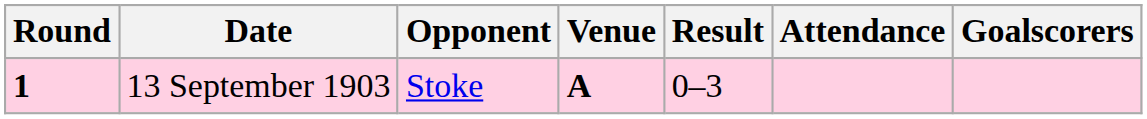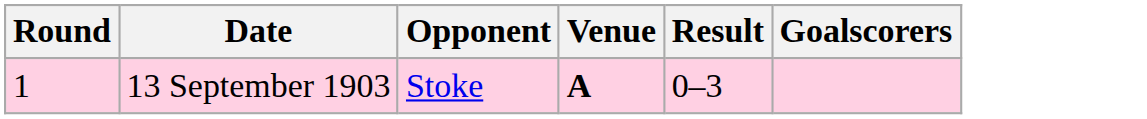- column: (863, 31)
(21, 85) bold -> (21, 85) normal
